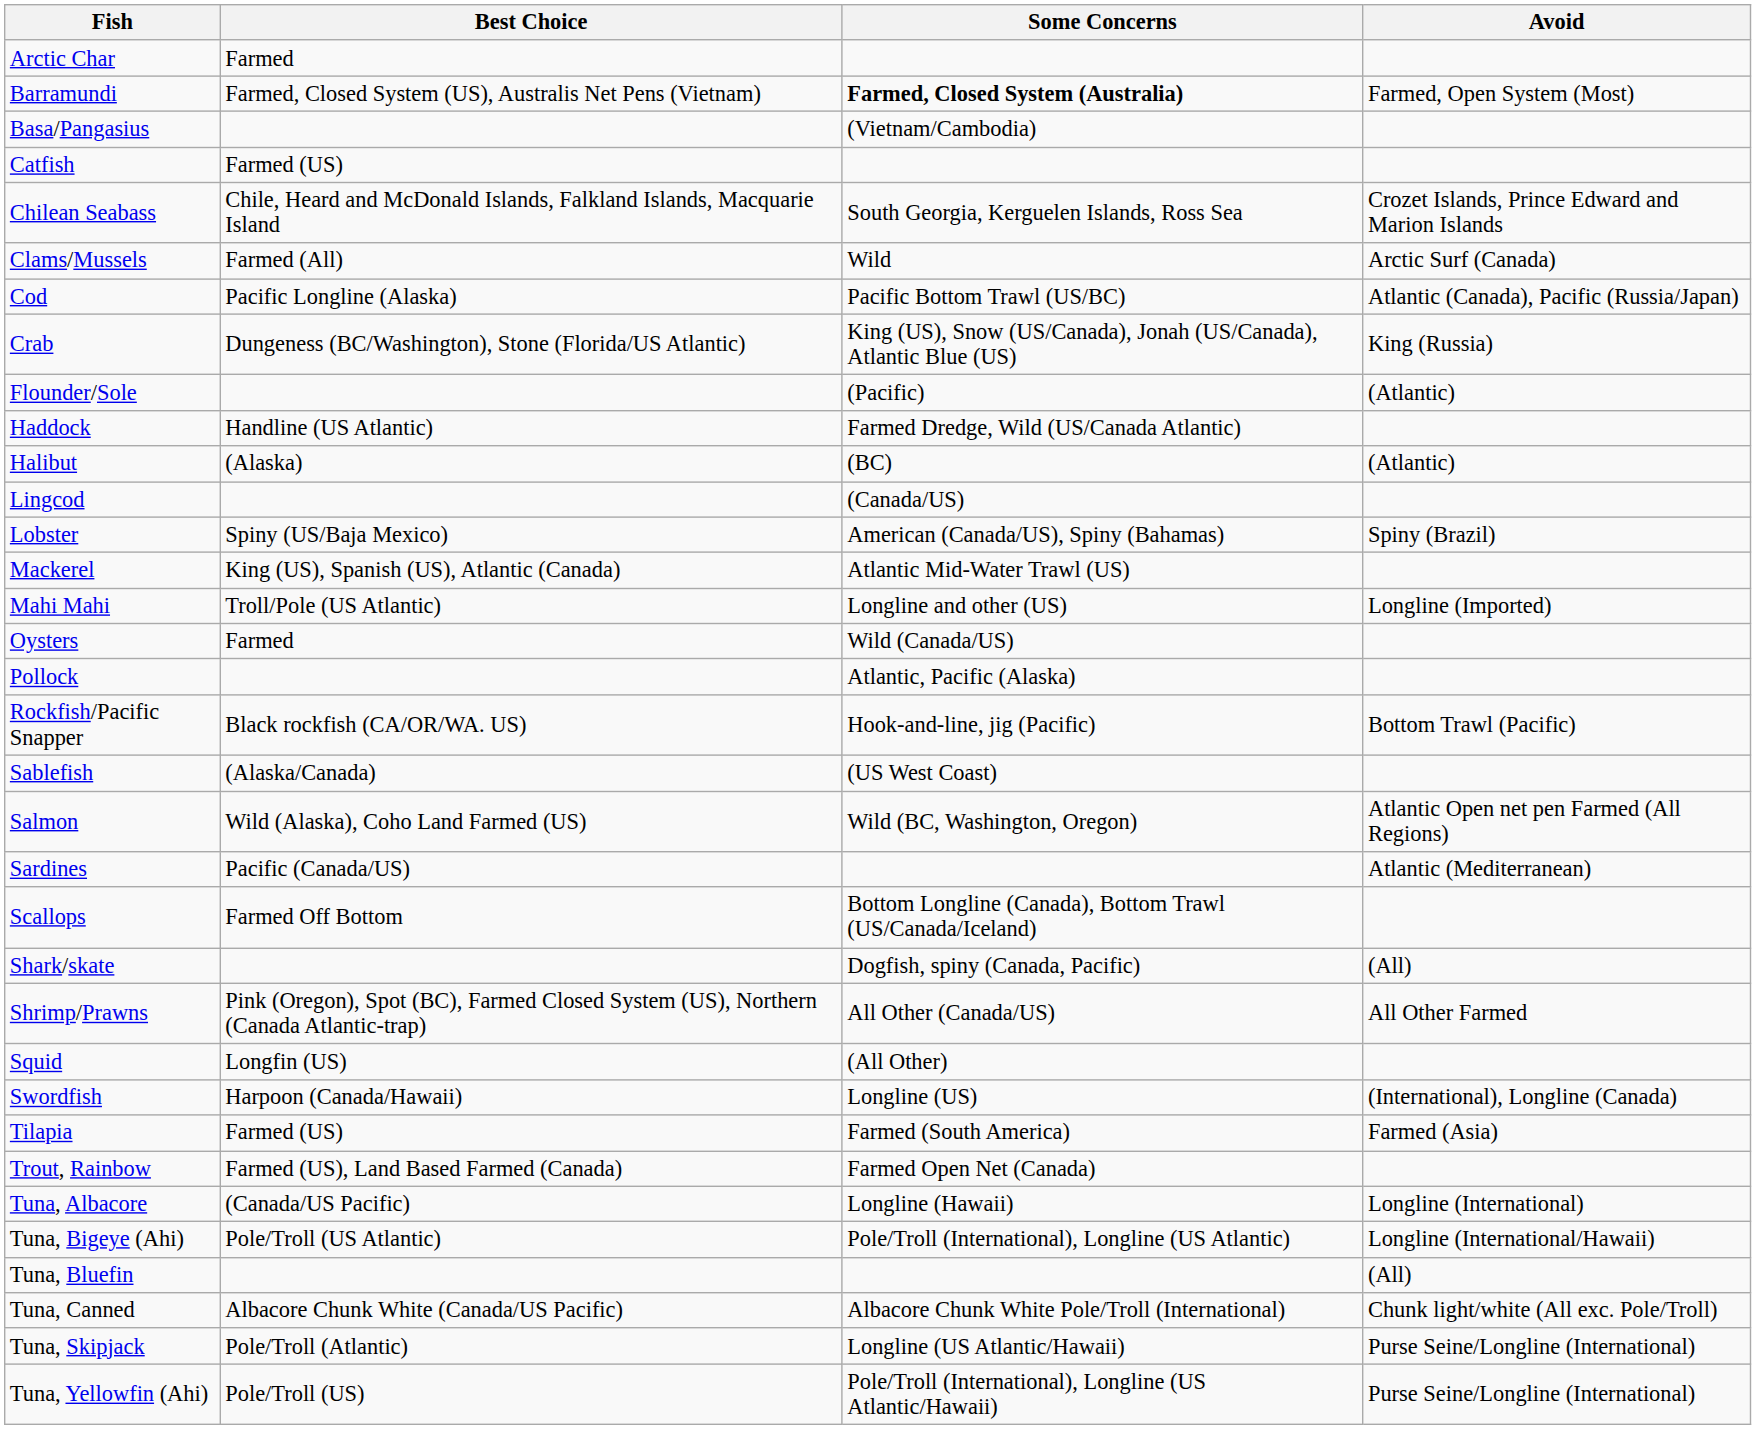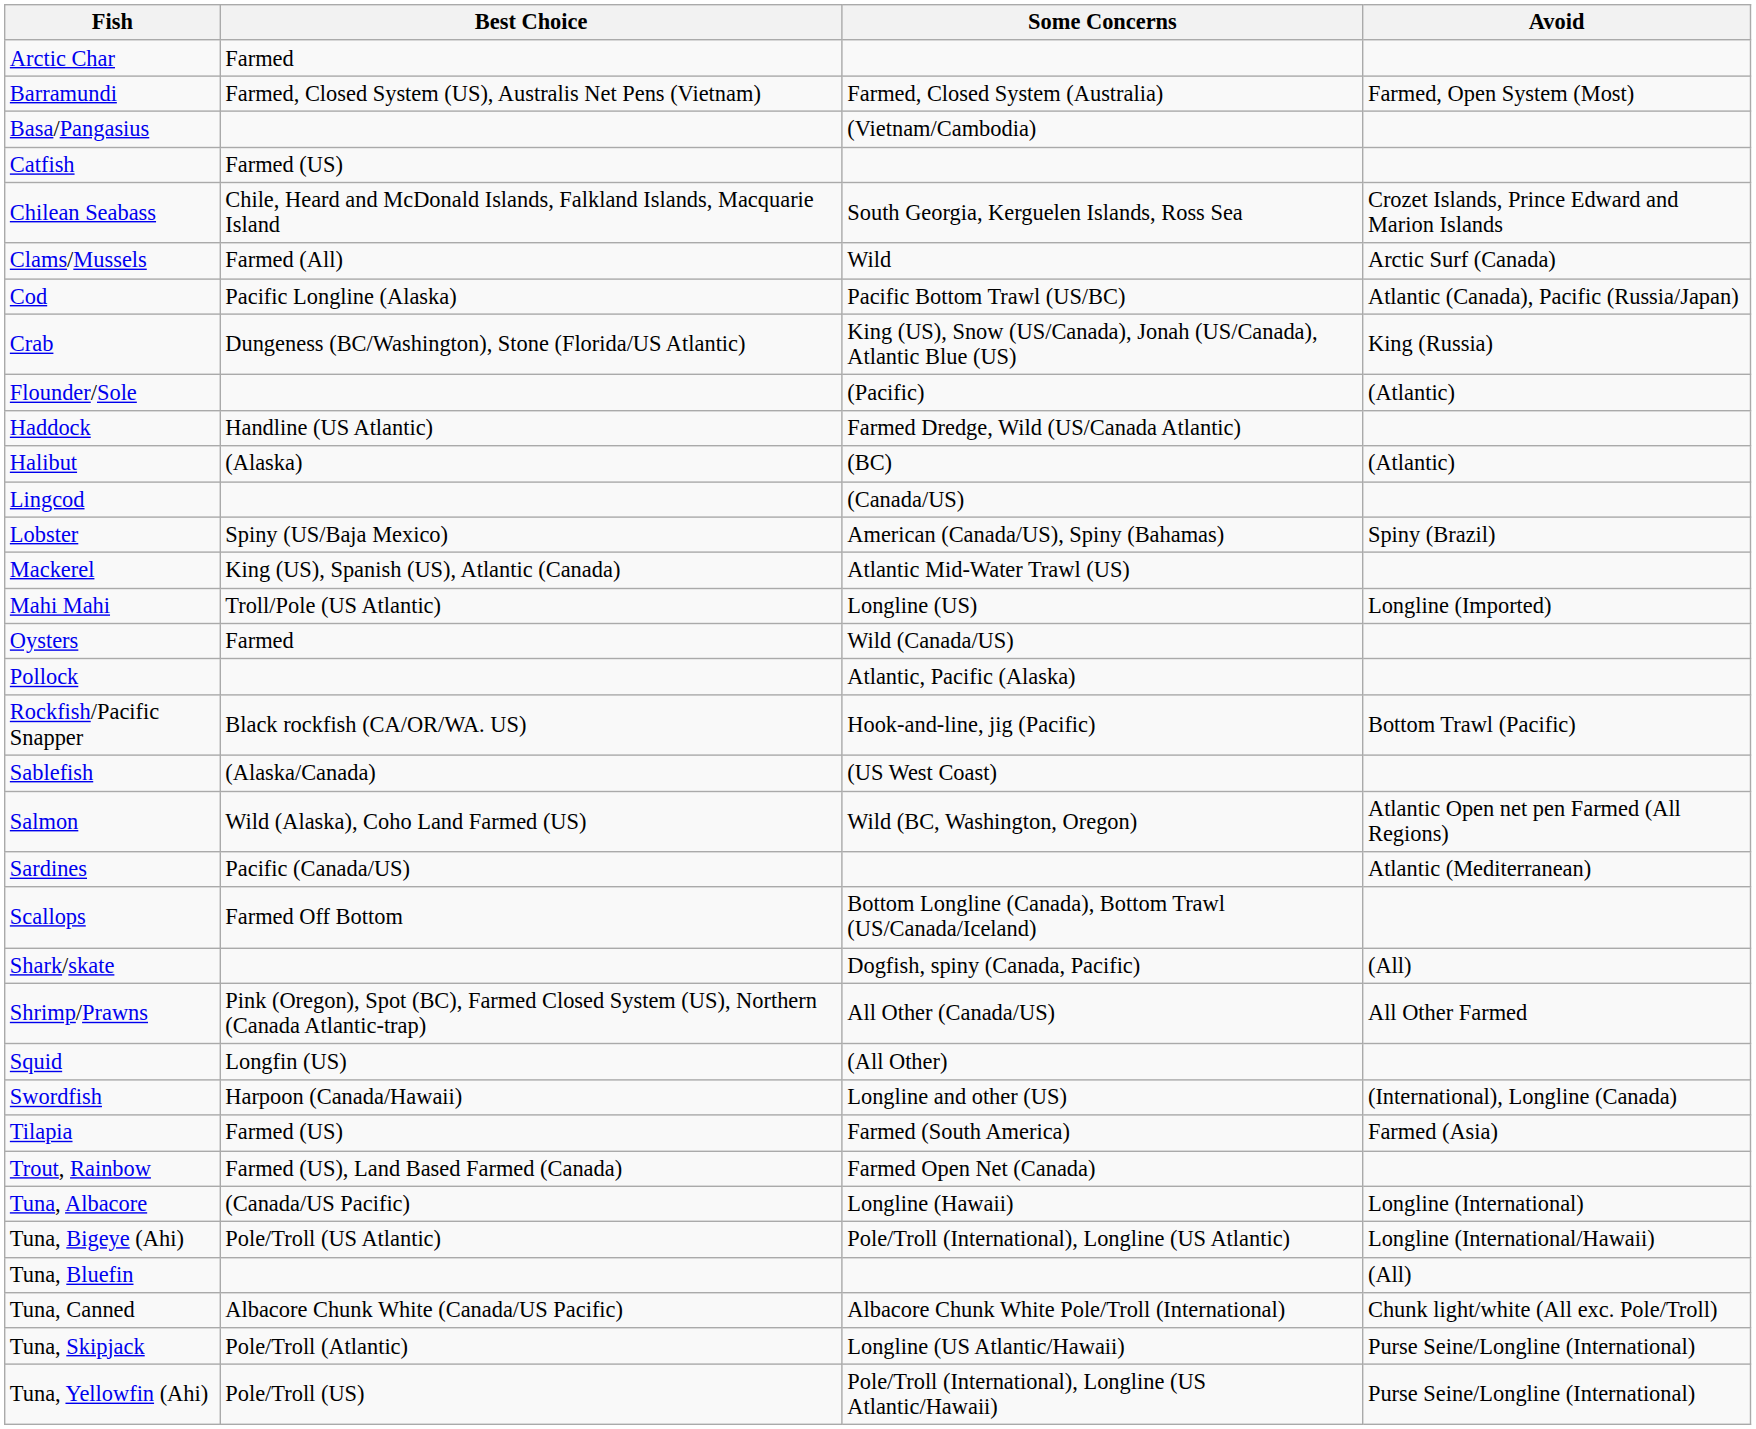(1015, 93) bold -> (1005, 93) normal
(957, 605) Longline and other (US) -> (912, 605) Longline (US)
(912, 1097) Longline (US) -> (957, 1097) Longline and other (US)
